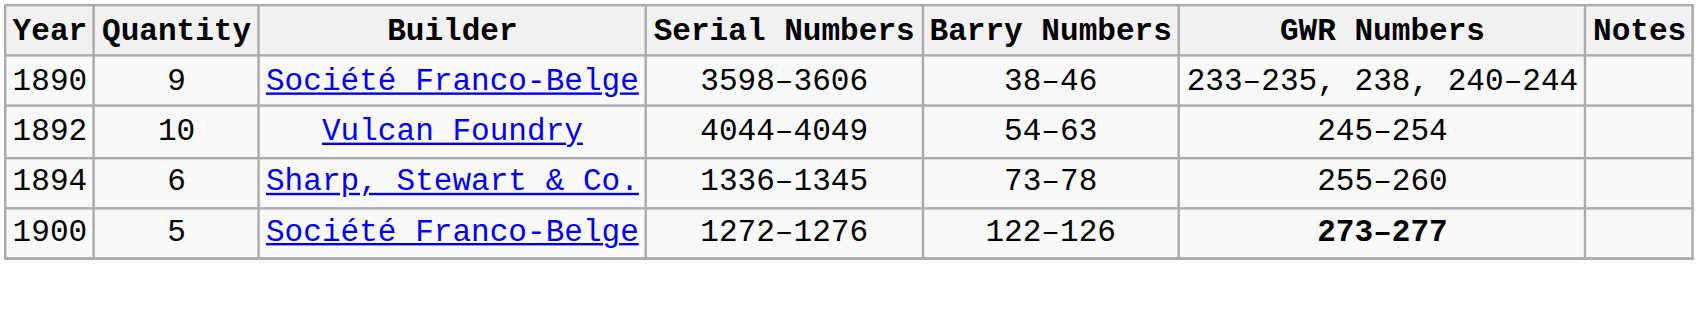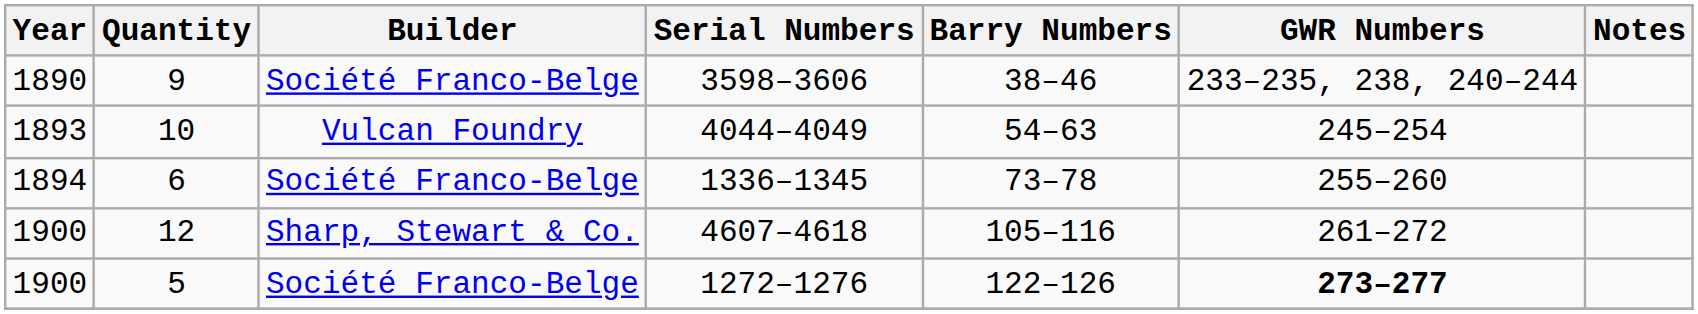(50, 132) 1892 -> (50, 132) 1893
(452, 182) Sharp, Stewart & Co. -> (452, 182) Société Franco-Belge
+ row: (177, 233)
